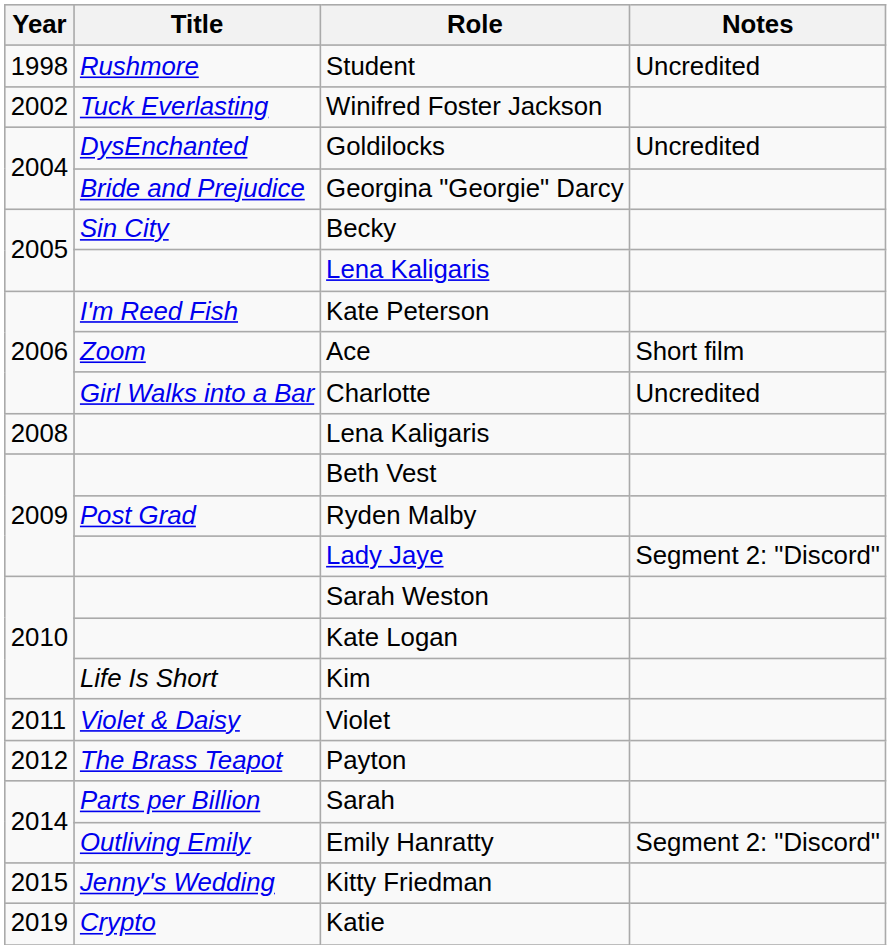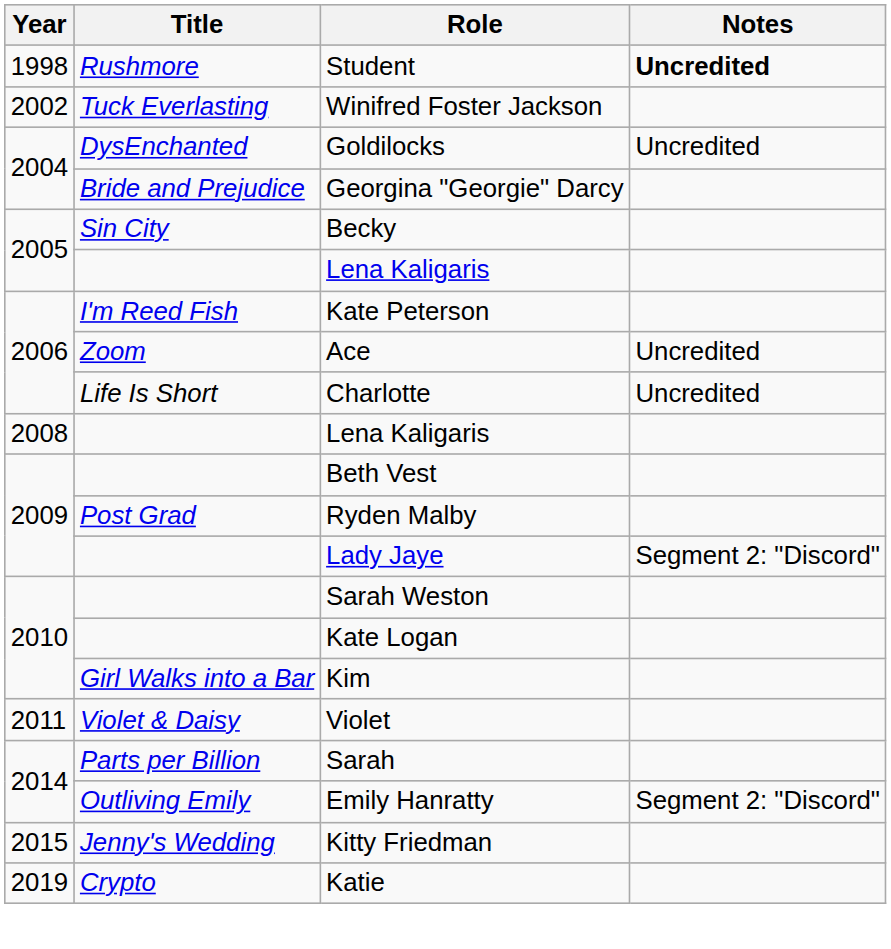(698, 65) normal -> (703, 65) bold
(690, 351) Short film -> (698, 351) Uncredited
(197, 392) Girl Walks into a Bar -> (149, 392) Life Is Short
(149, 678) Life Is Short -> (197, 678) Girl Walks into a Bar
- row: (39, 760)
